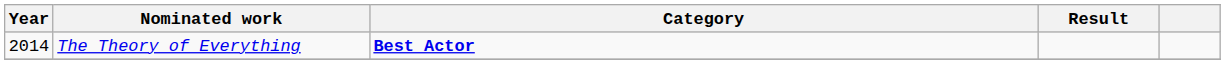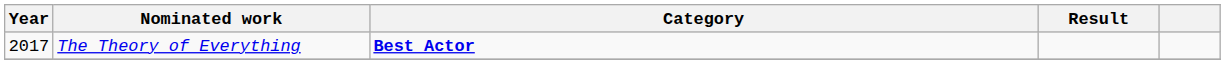(29, 46) 2014 -> (29, 46) 2017
